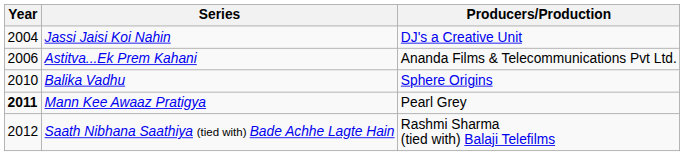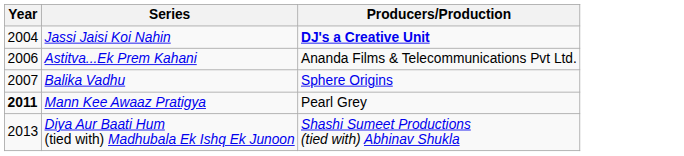(461, 37) normal -> (365, 37) bold
(23, 80) 2010 -> (23, 80) 2007
- row: (220, 132)
+ row: (170, 132)
